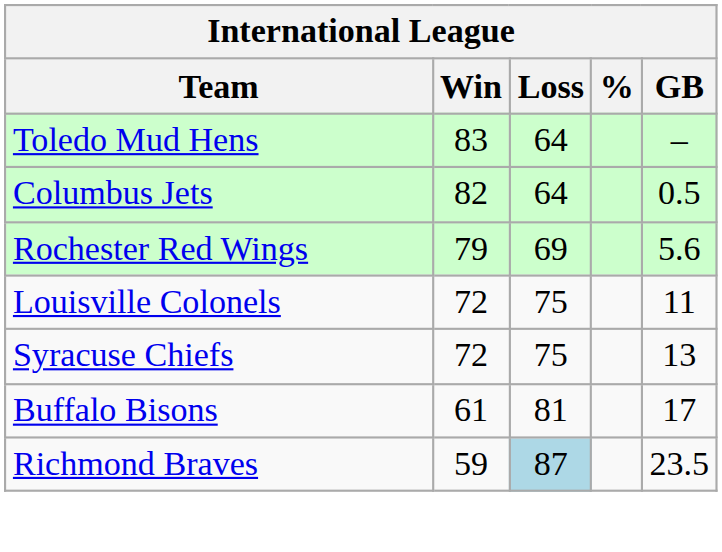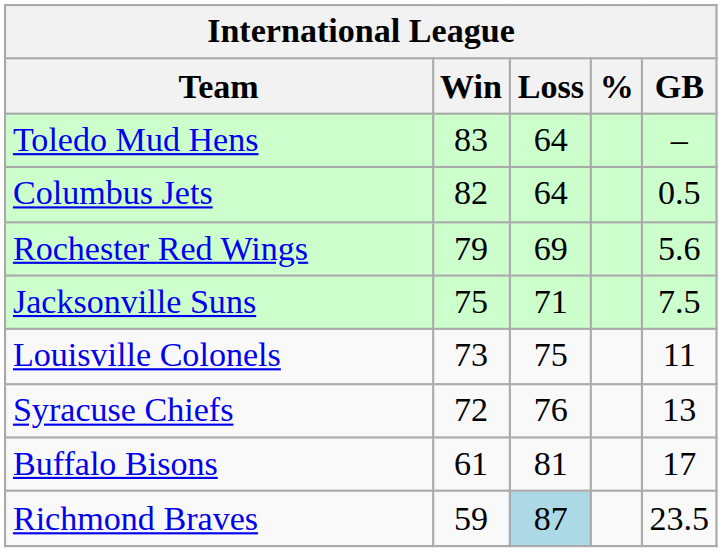+ row: (135, 301)
(471, 301) 72 -> (471, 355) 73
(551, 355) 75 -> (551, 409) 76
